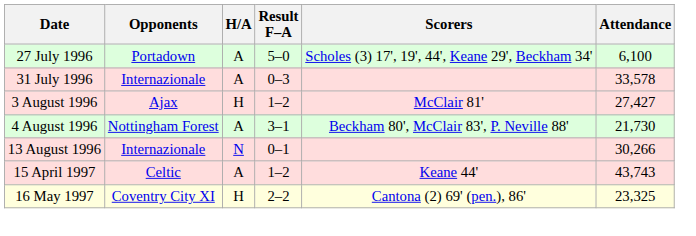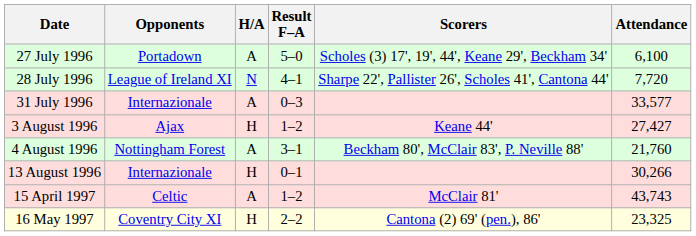+ row: (54, 79)
(635, 79) 33,578 -> (651, 102) 33,577
(449, 102) McClair 81' -> (463, 126) Keane 44'
(635, 126) 21,730 -> (651, 149) 21,760
(239, 149) N -> (252, 172) H
(449, 172) Keane 44' -> (463, 196) McClair 81'
